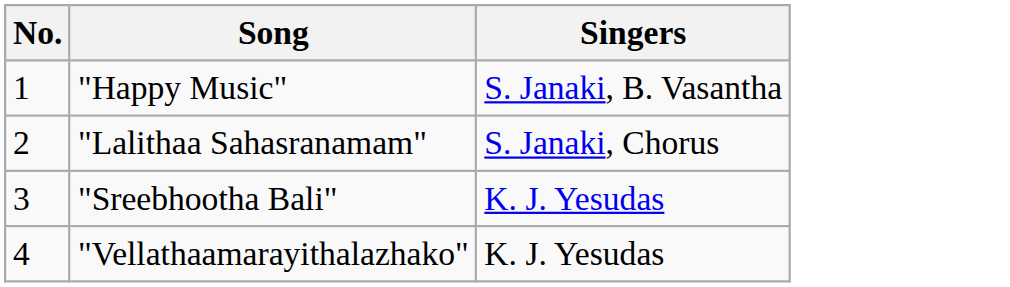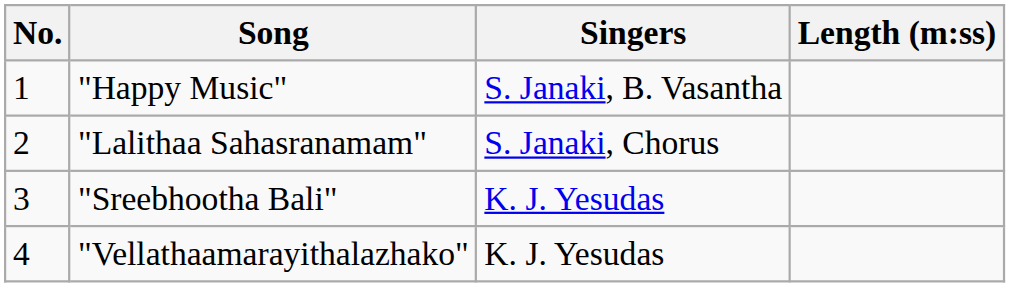+ column: (897, 32)
